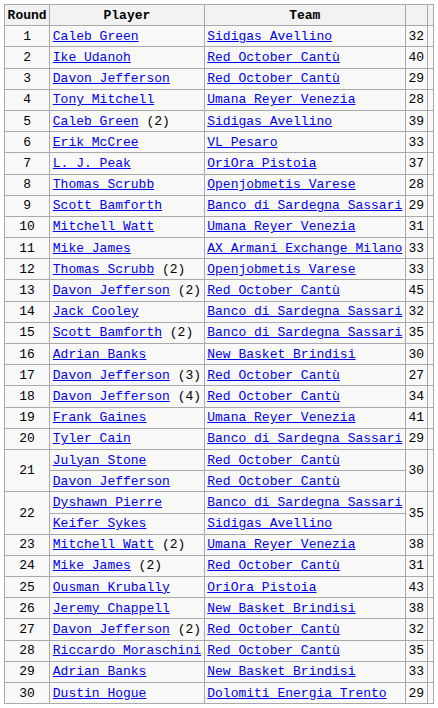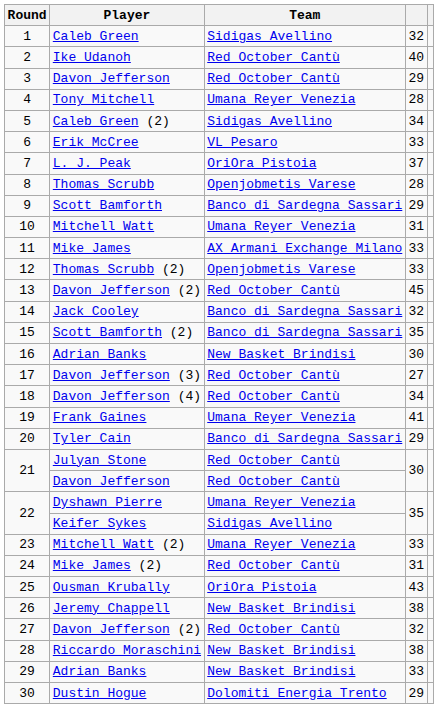(416, 121) 39 -> (416, 121) 34
(305, 502) Banco di Sardegna Sassari -> (281, 502) Umana Reyer Venezia
(416, 545) 38 -> (416, 545) 33
(274, 651) Red October Cantù -> (281, 651) New Basket Brindisi
(416, 651) 35 -> (416, 651) 38
